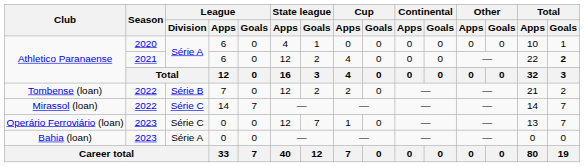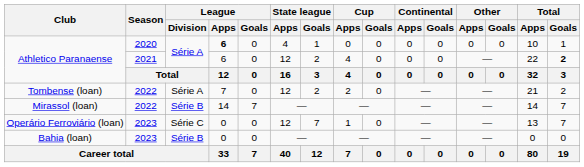(223, 43) normal -> (223, 43) bold
(187, 91) Série B -> (187, 91) Série A
(187, 106) Série C -> (187, 106) Série B
(187, 138) Série A -> (187, 138) Série B
